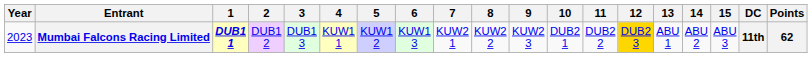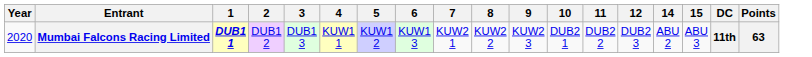- column: (668, 13)
(20, 37) 2023 -> (20, 37) 2020
(636, 37) gold background -> (636, 37) no background
(787, 37) 62 -> (758, 37) 63
